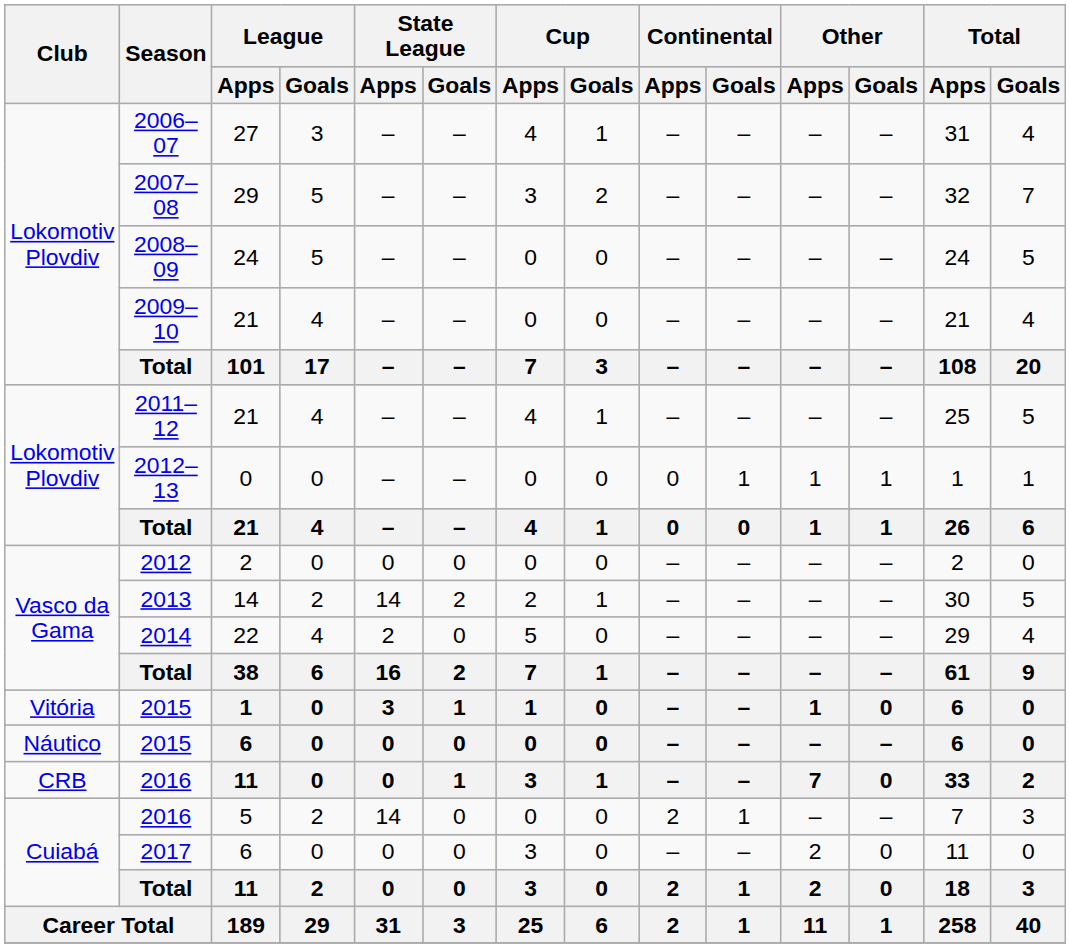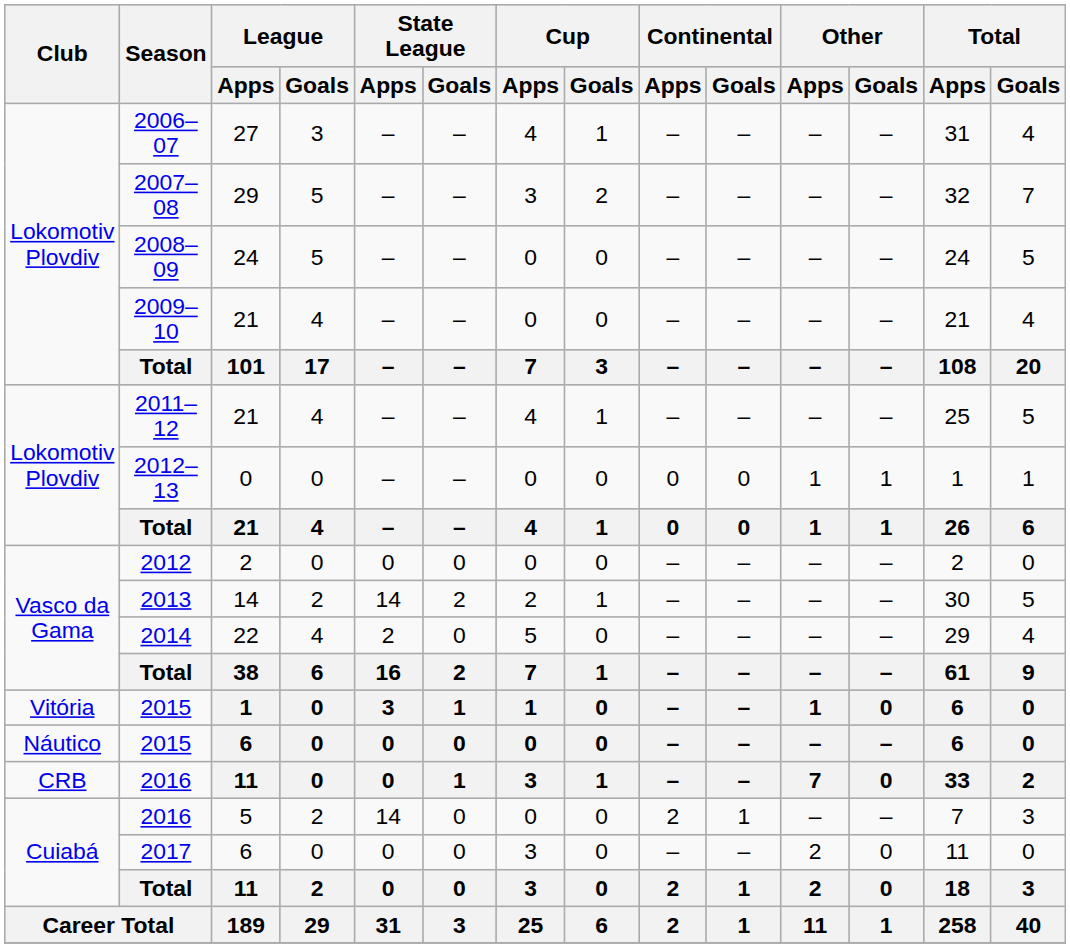(744, 478) 1 -> (744, 478) 0
